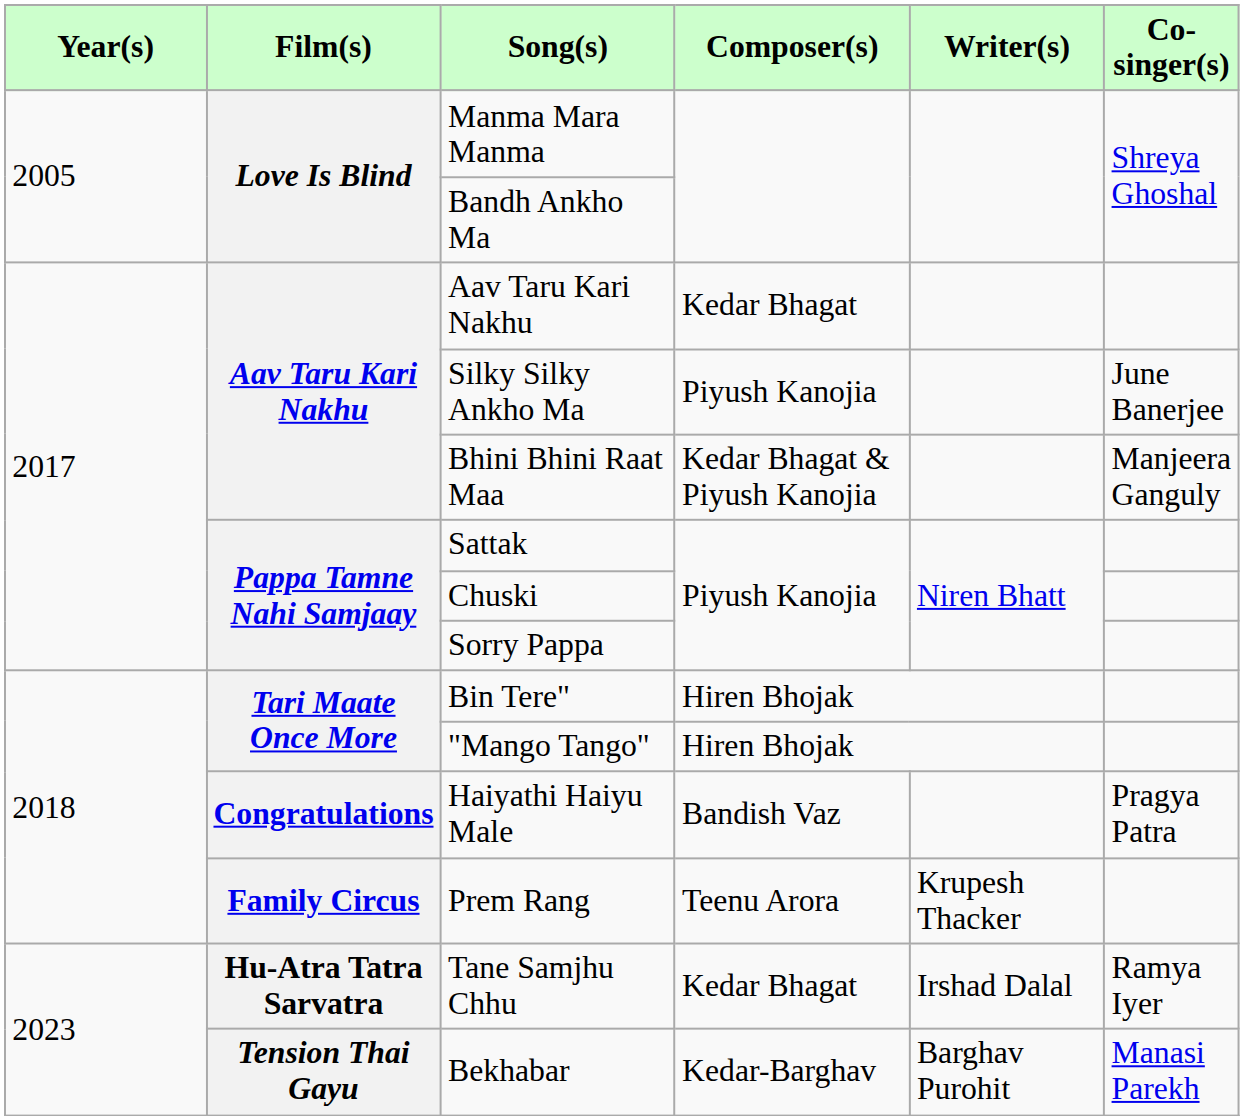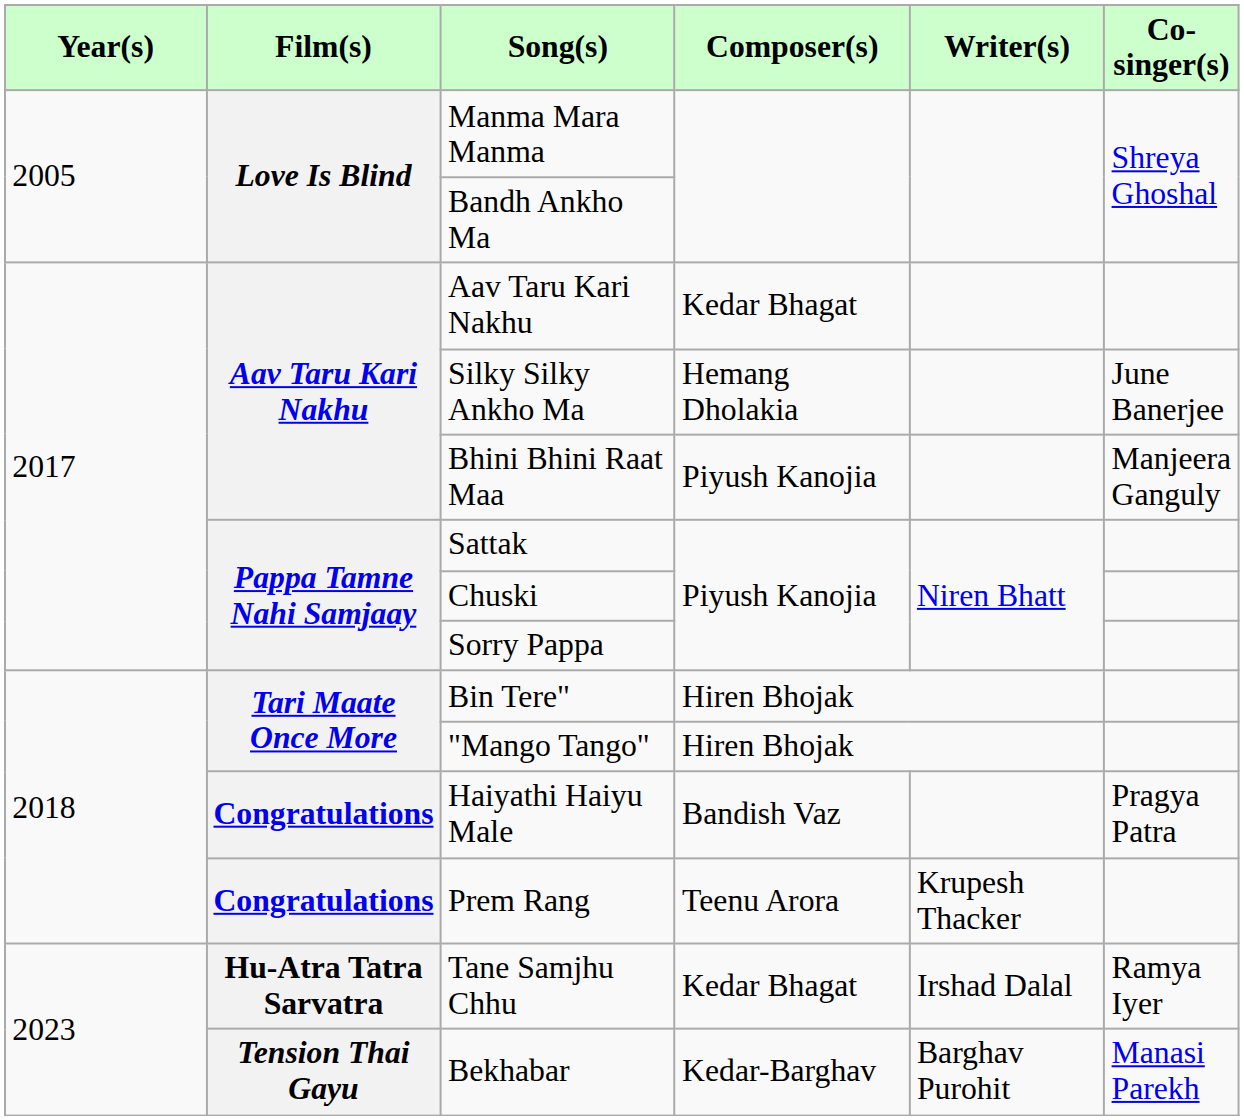(779, 390) Piyush Kanojia -> (740, 390) Hemang Dholakia
(786, 476) Kedar Bhagat & Piyush Kanojia -> (779, 476) Piyush Kanojia
(323, 899) Family Circus -> (323, 899) Congratulations
